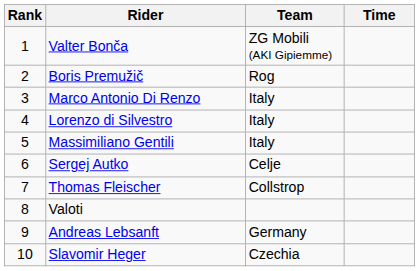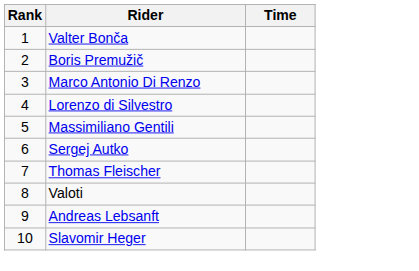- column: (295, 15)
